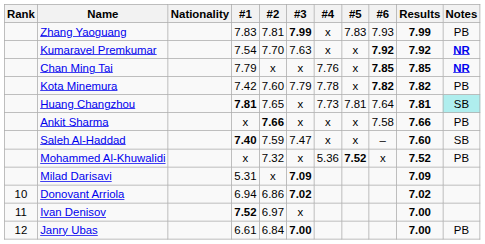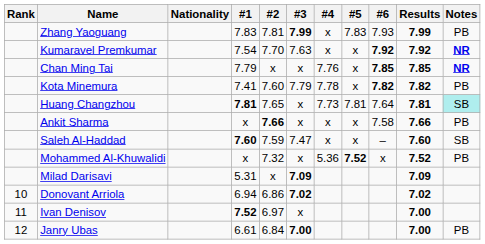(245, 86) 7.42 -> (245, 86) 7.41
(245, 140) 7.40 -> (245, 140) 7.60
